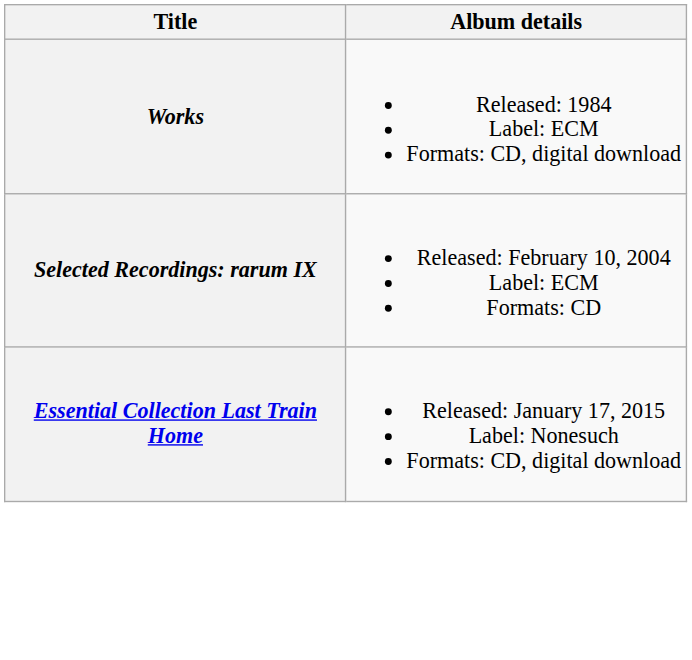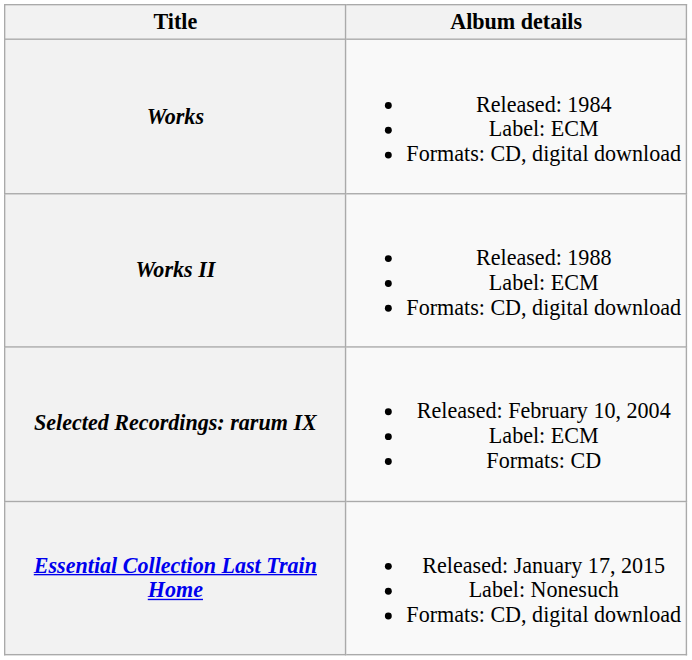+ row: (175, 270)
